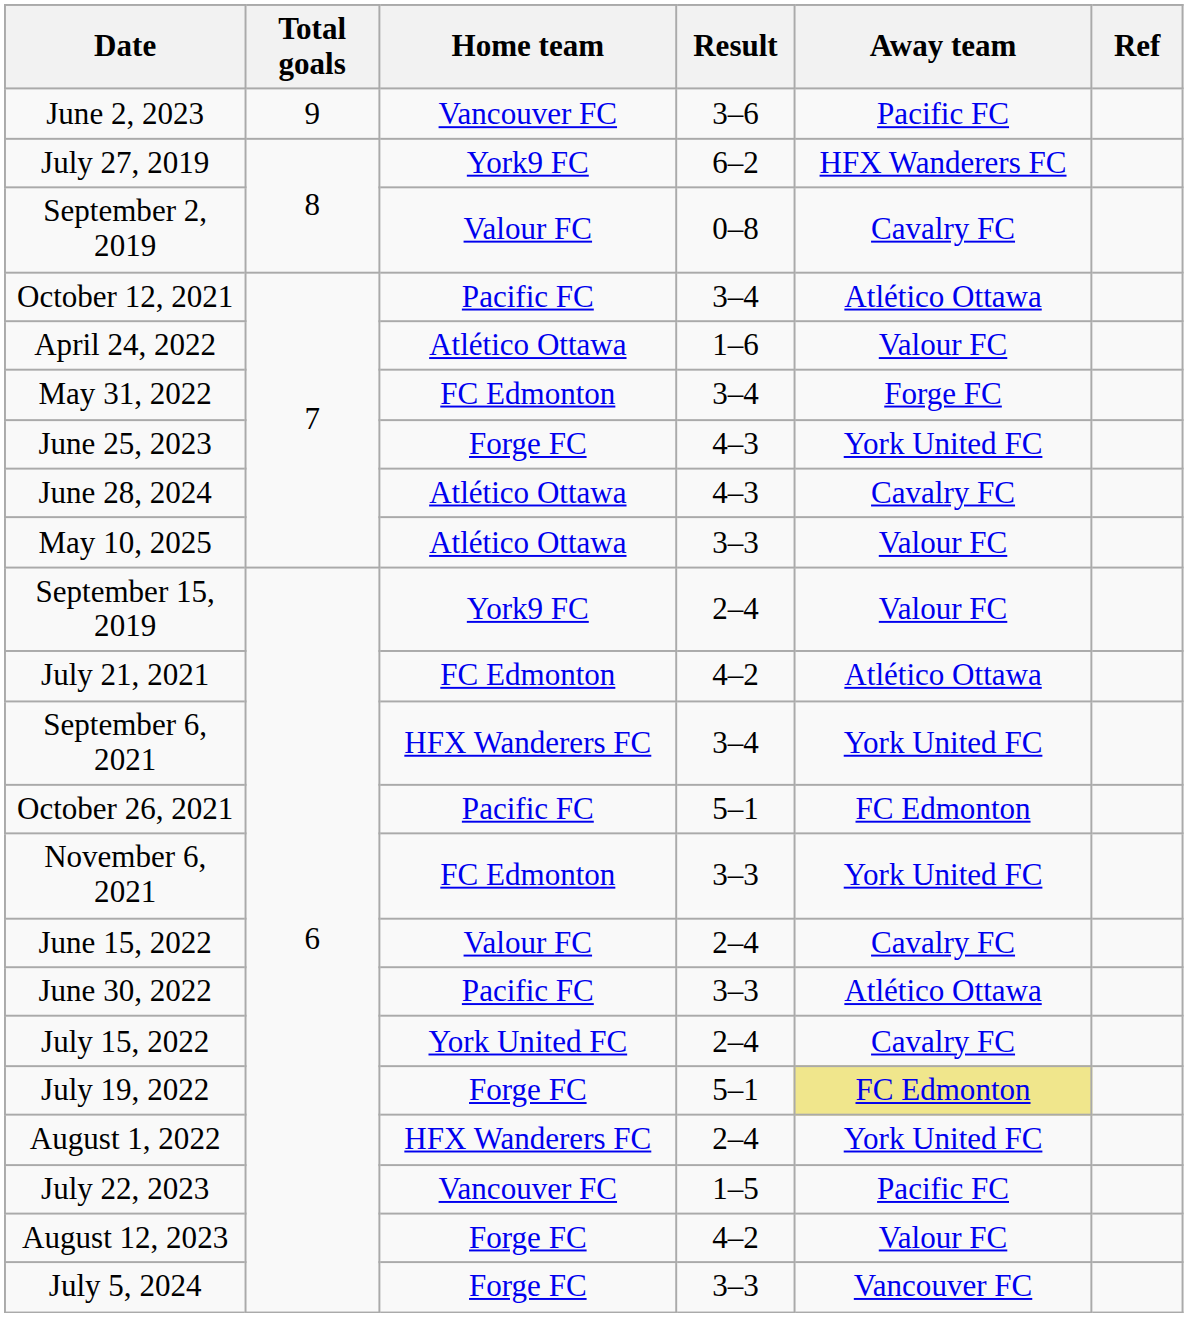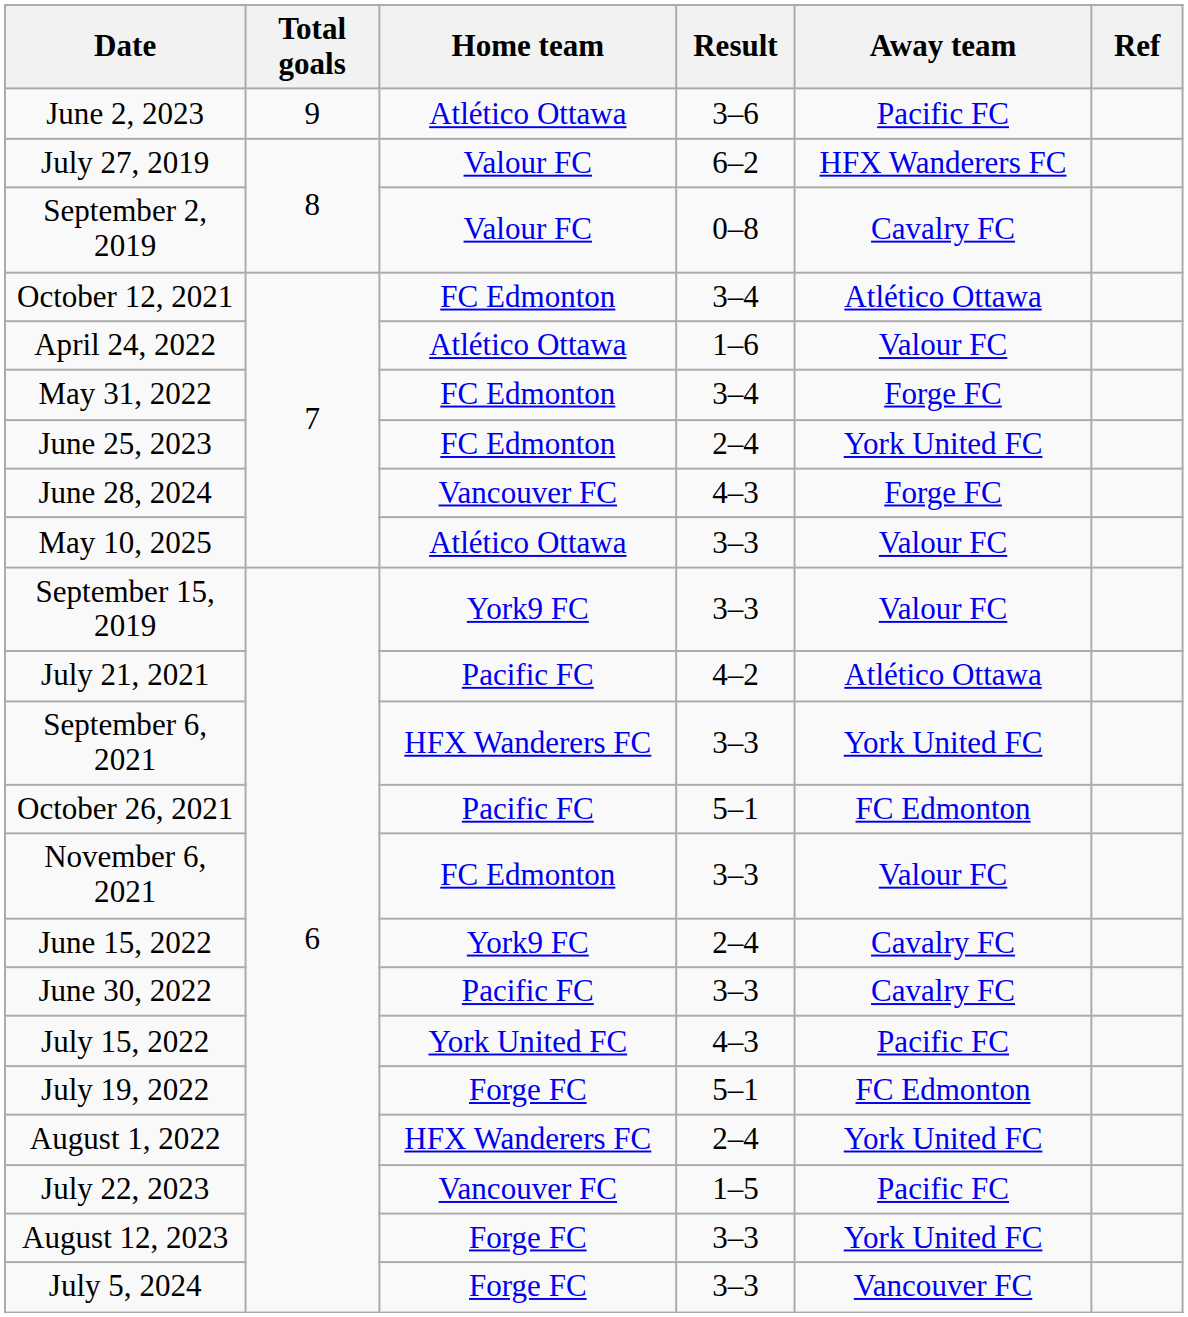(528, 113) Vancouver FC -> (528, 113) Atlético Ottawa
(528, 162) York9 FC -> (528, 162) Valour FC
(528, 295) Pacific FC -> (528, 295) FC Edmonton
(528, 443) Forge FC -> (528, 443) FC Edmonton
(735, 443) 4–3 -> (735, 443) 2–4
(528, 492) Atlético Ottawa -> (528, 492) Vancouver FC
(943, 492) Cavalry FC -> (943, 492) Forge FC
(735, 608) 2–4 -> (735, 608) 3–3
(528, 675) FC Edmonton -> (528, 675) Pacific FC
(735, 742) 3–4 -> (735, 742) 3–3
(943, 875) York United FC -> (943, 875) Valour FC
(528, 942) Valour FC -> (528, 942) York9 FC
(943, 991) Atlético Ottawa -> (943, 991) Cavalry FC
(735, 1040) 2–4 -> (735, 1040) 4–3
(943, 1040) Cavalry FC -> (943, 1040) Pacific FC
(943, 1089) khaki background -> (943, 1089) no background
(735, 1237) 4–2 -> (735, 1237) 3–3
(943, 1237) Valour FC -> (943, 1237) York United FC
